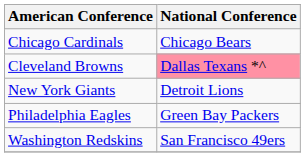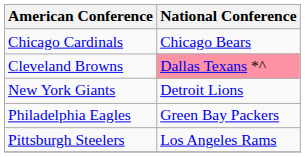+ row: (66, 139)
- row: (75, 139)
